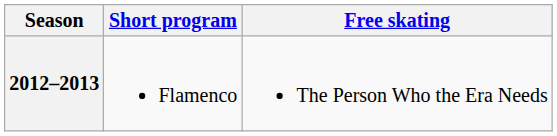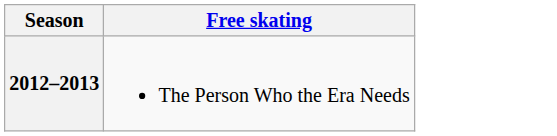- column: (173, 20)
